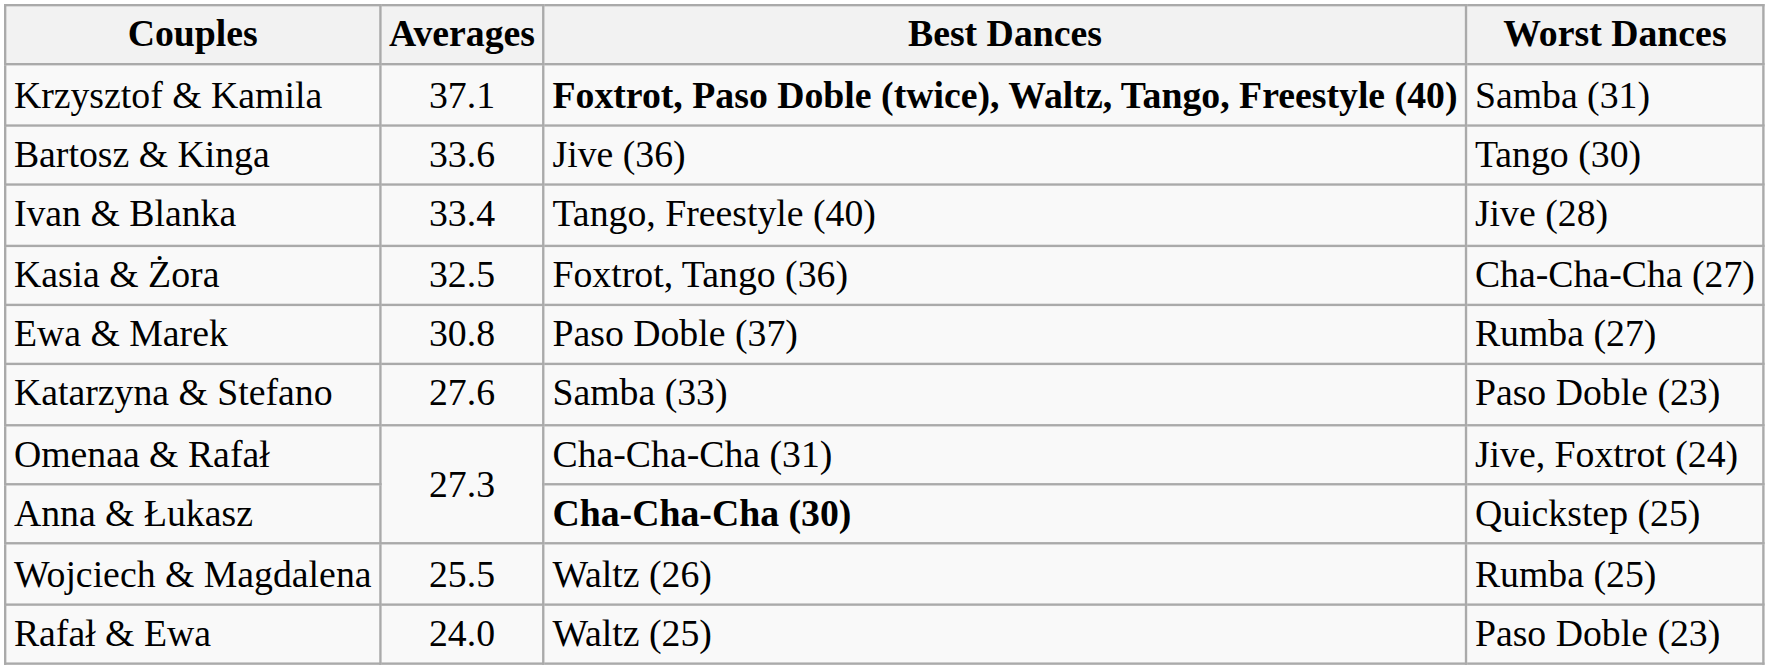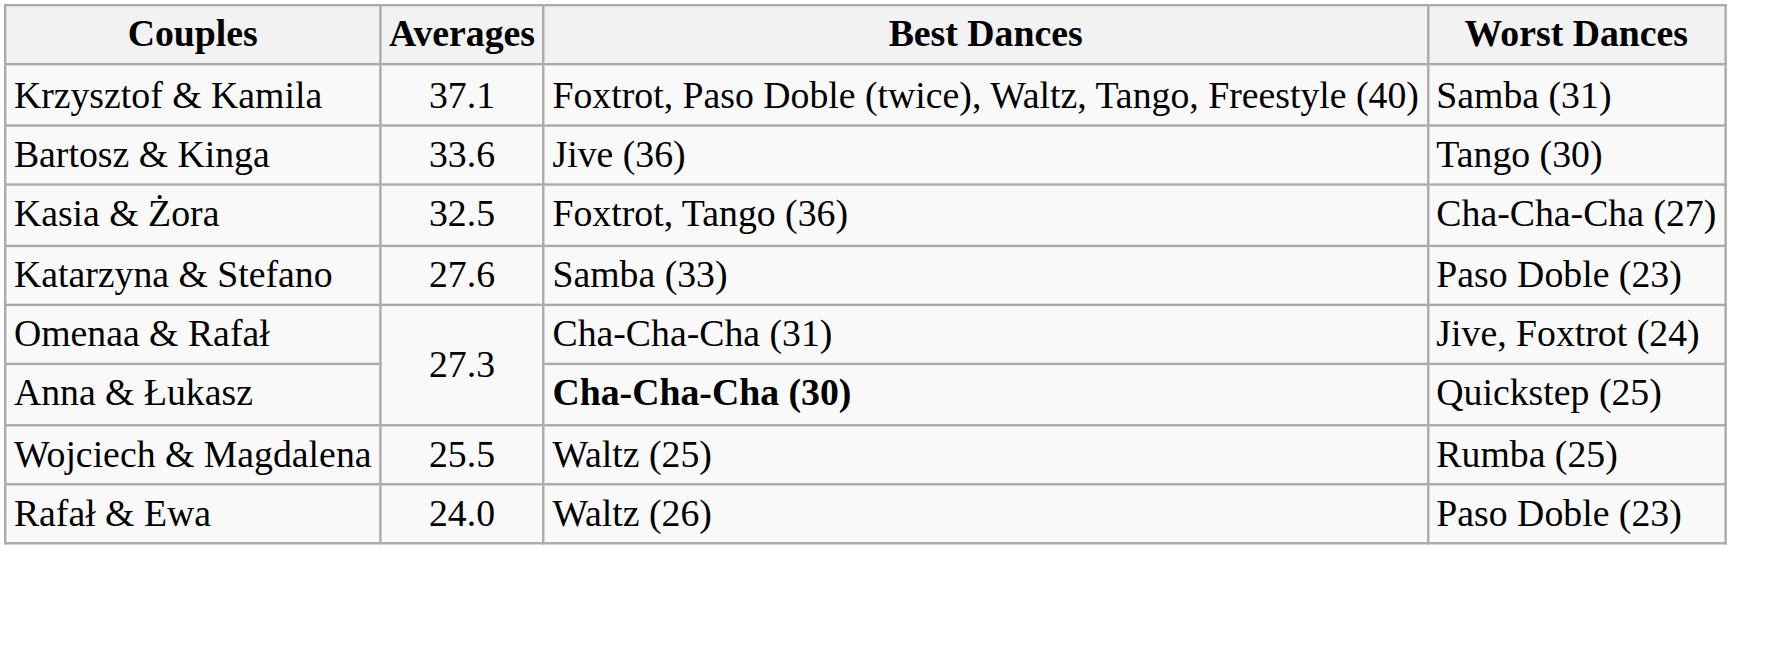(1005, 94) bold -> (986, 94) normal
- row: (125, 214)
- row: (121, 333)
(632, 573) Waltz (26) -> (632, 453) Waltz (25)
(632, 633) Waltz (25) -> (632, 513) Waltz (26)
